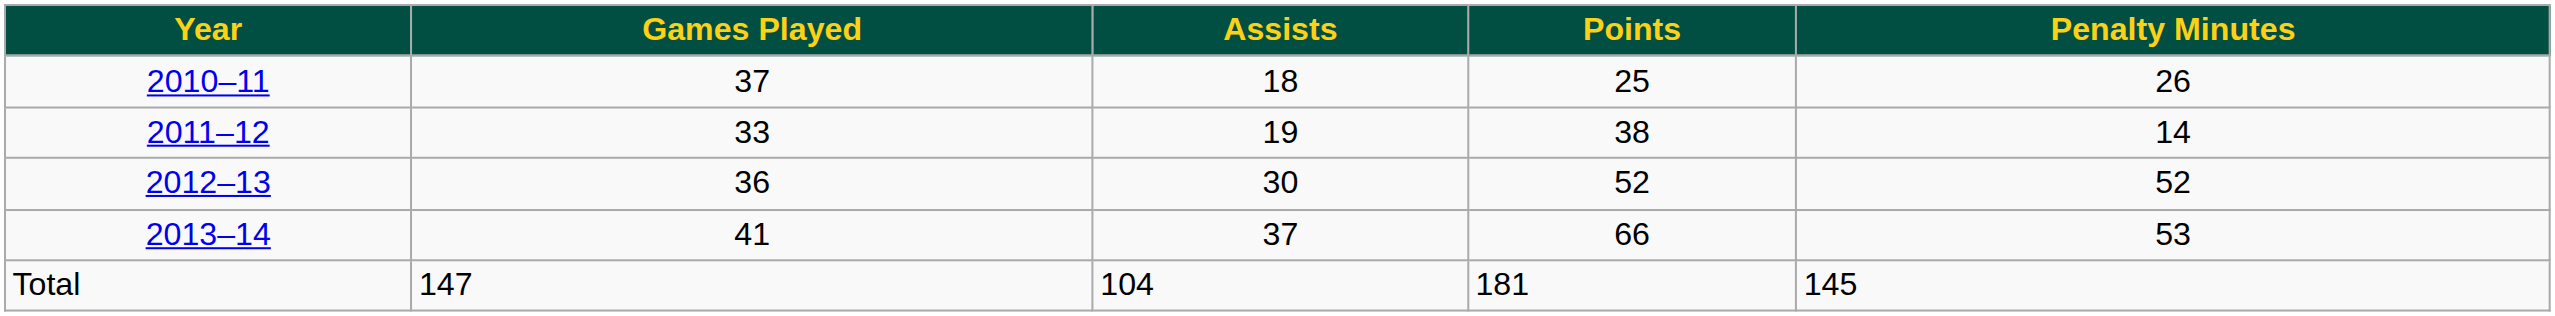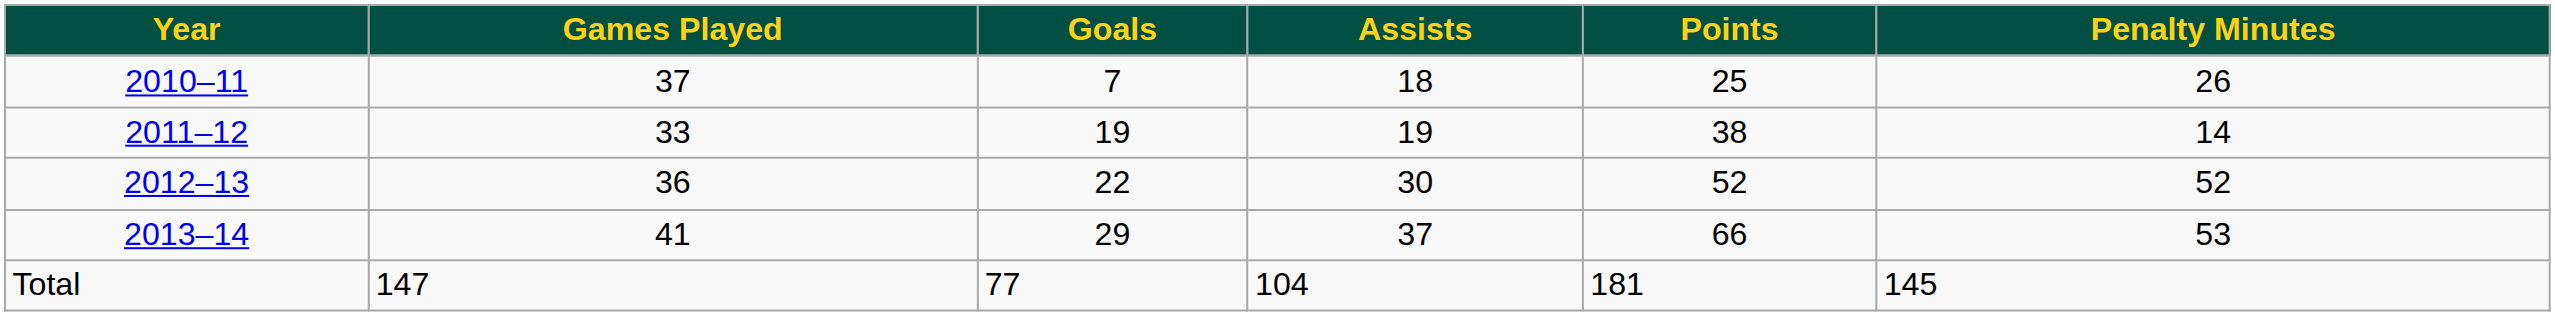+ column: (1112, 30)
